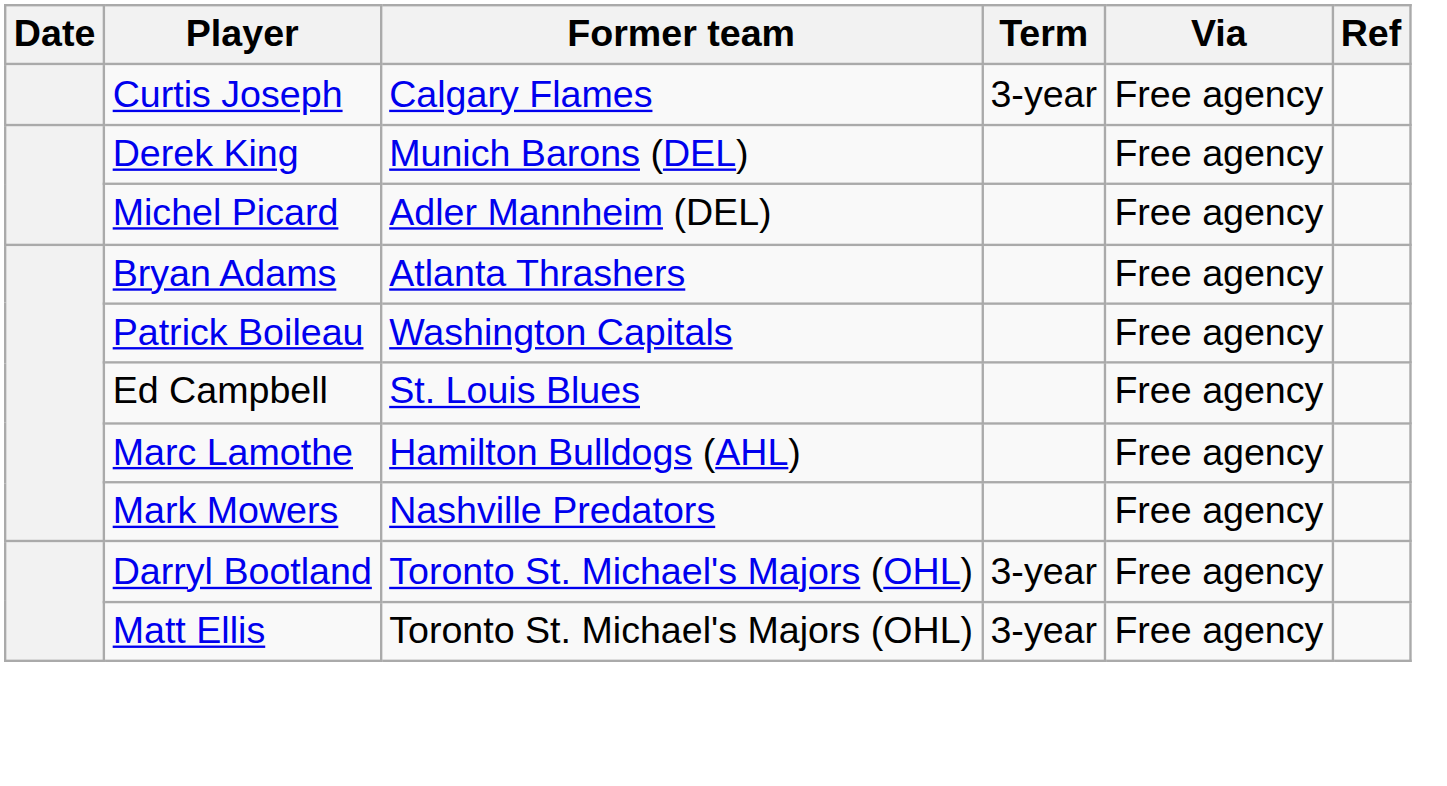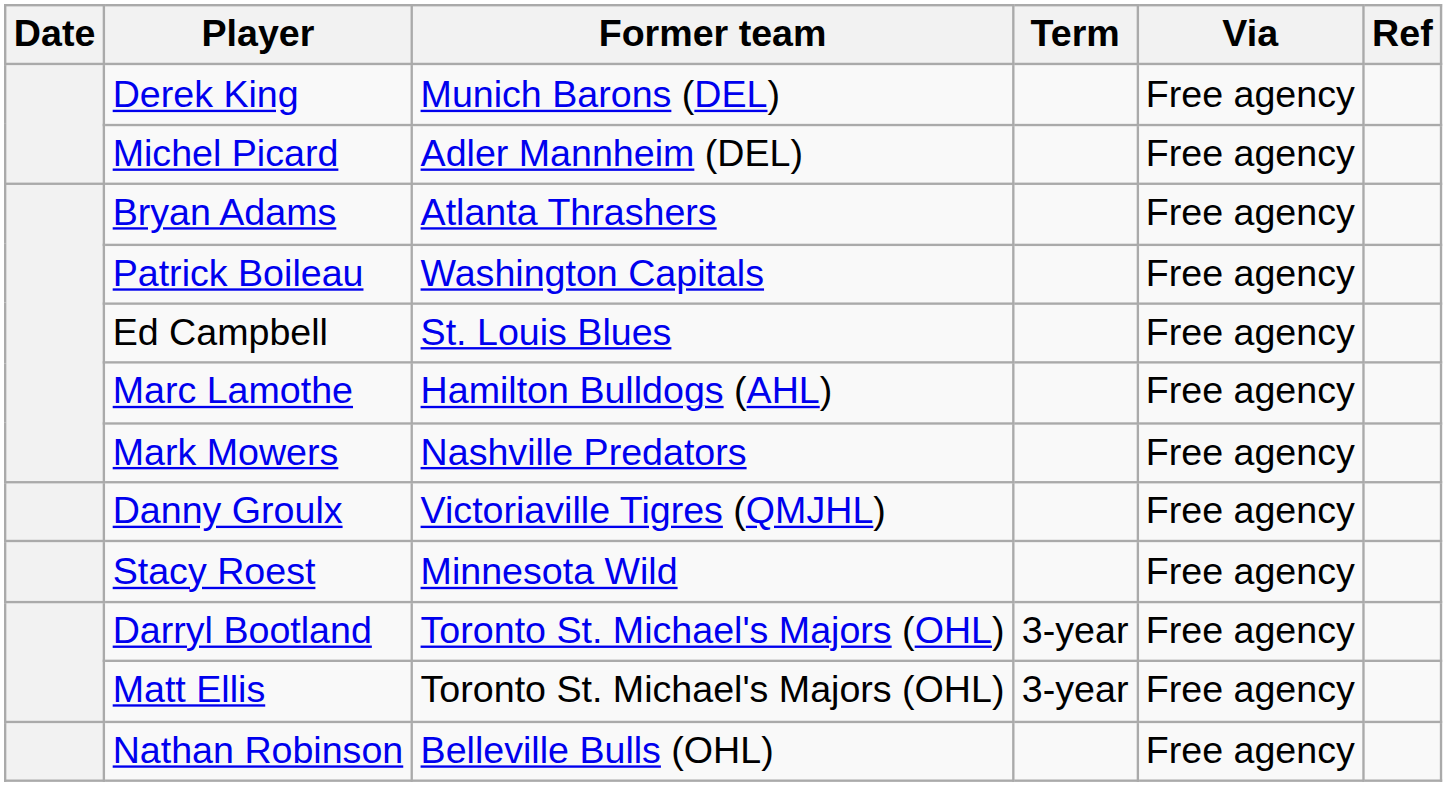- row: (228, 93)
+ row: (228, 511)
+ row: (214, 570)
+ row: (258, 749)
